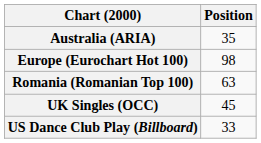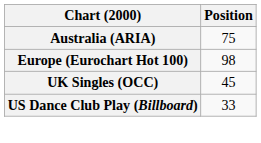(229, 37) 35 -> (229, 37) 75
- row: (103, 82)
